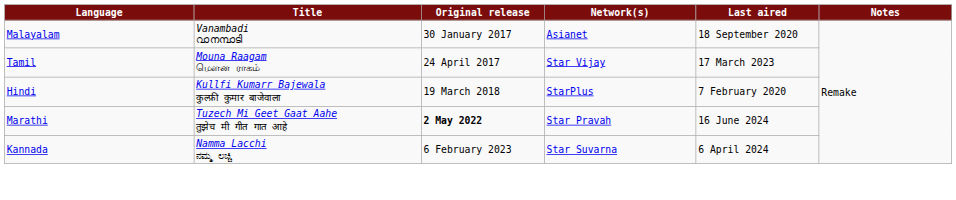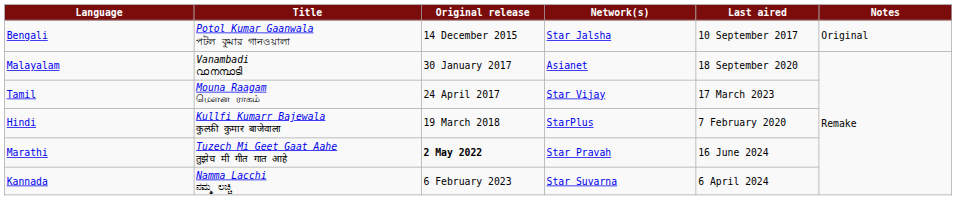+ row: (27, 36)
